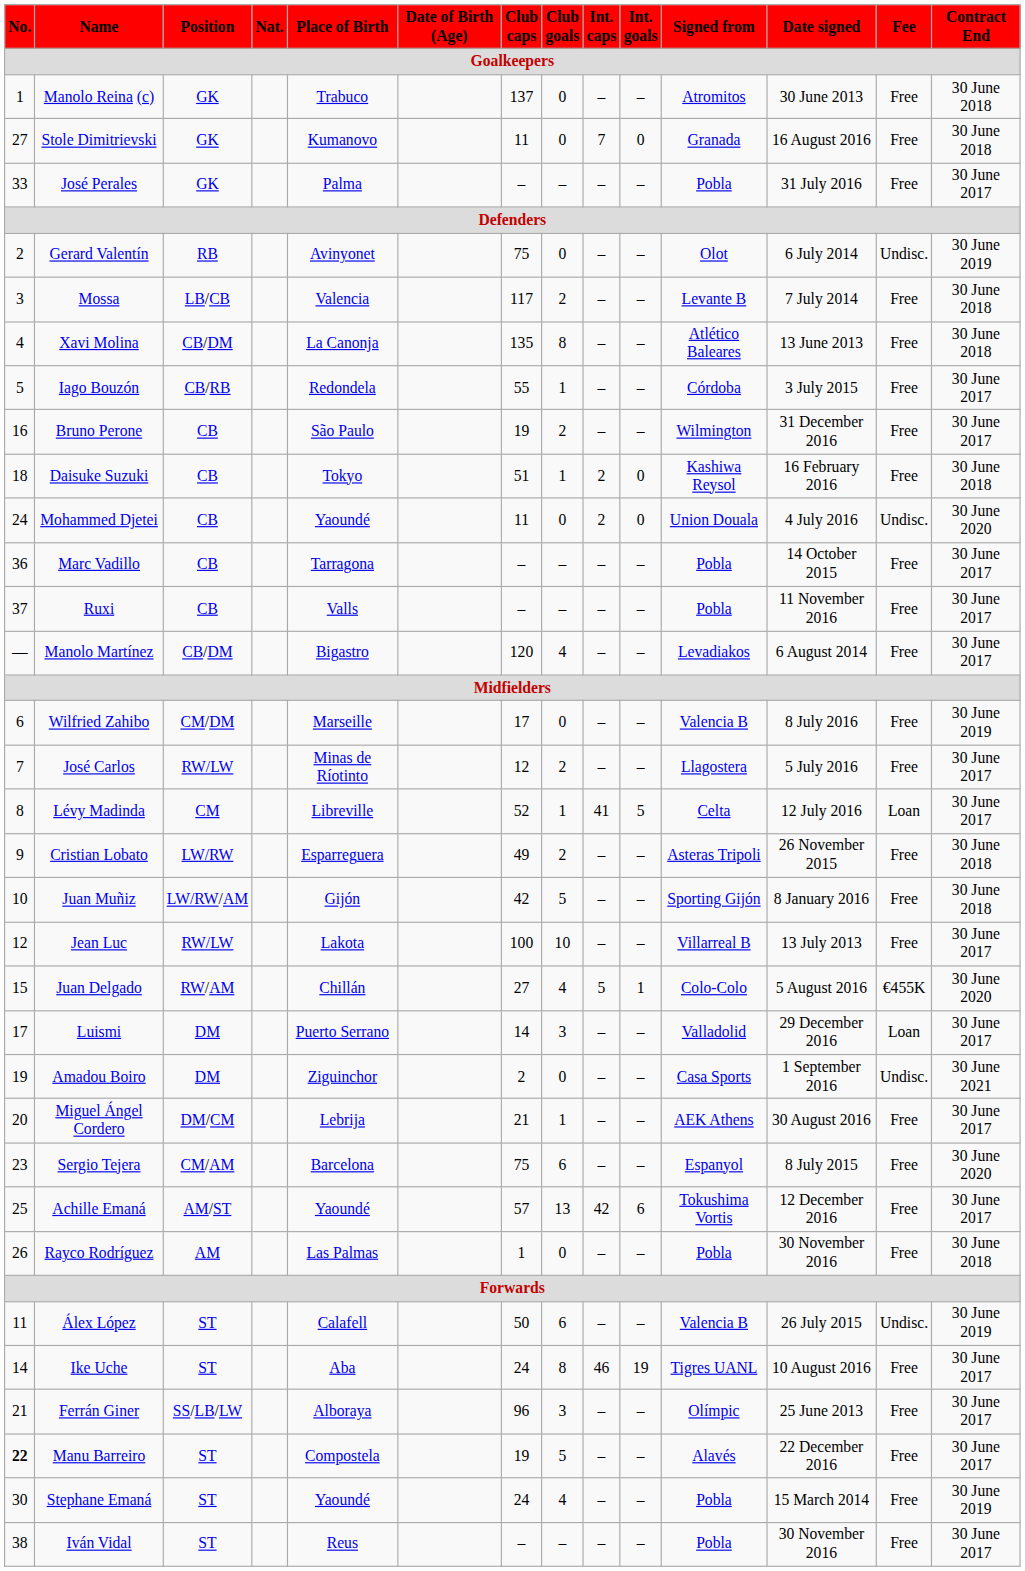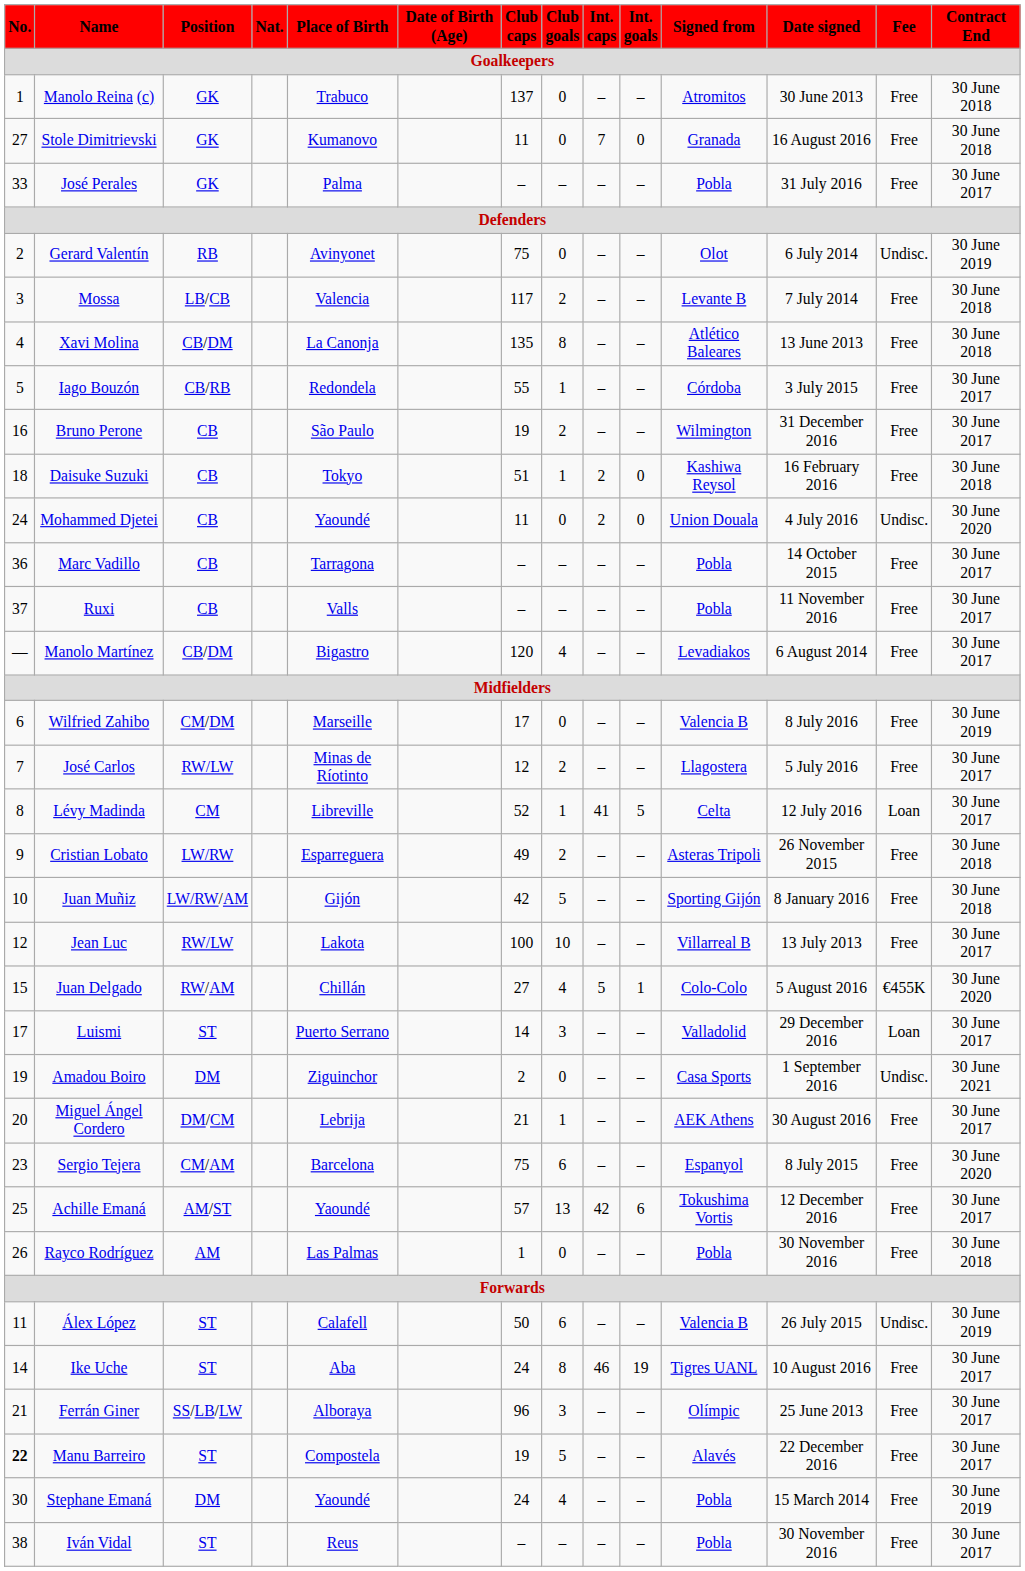(207, 1031) DM -> (207, 1031) ST
(207, 1499) ST -> (207, 1499) DM
